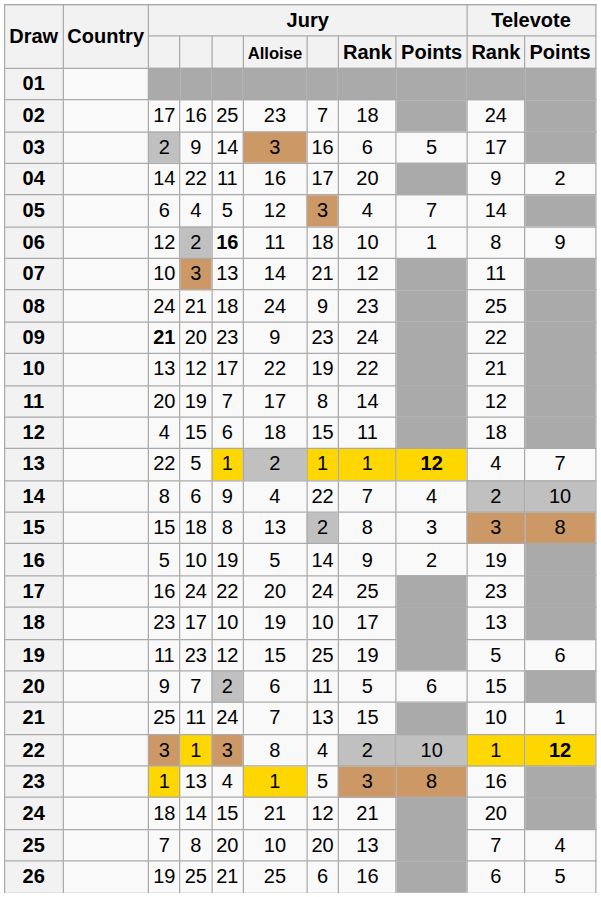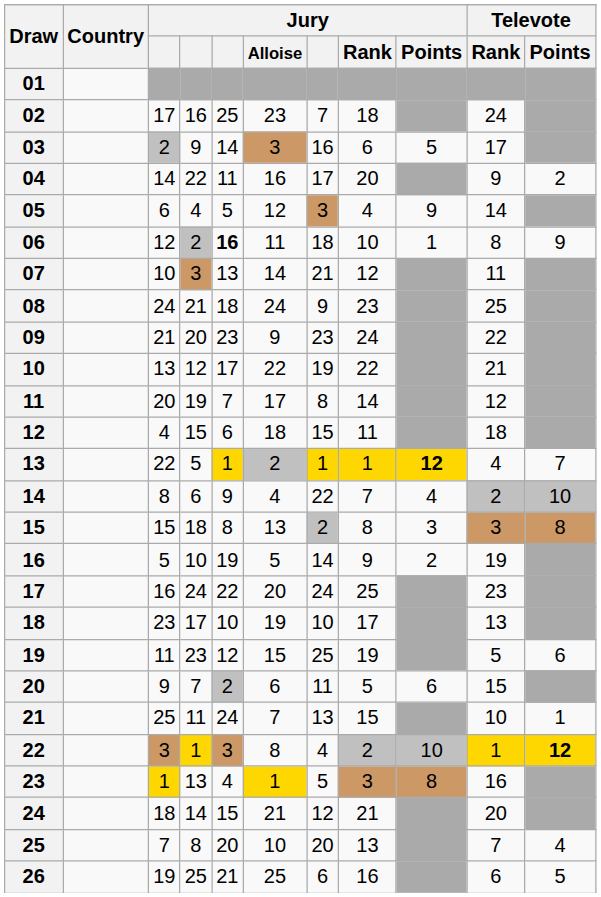(432, 210) 7 -> (432, 210) 9
(164, 337) bold -> (164, 337) normal
